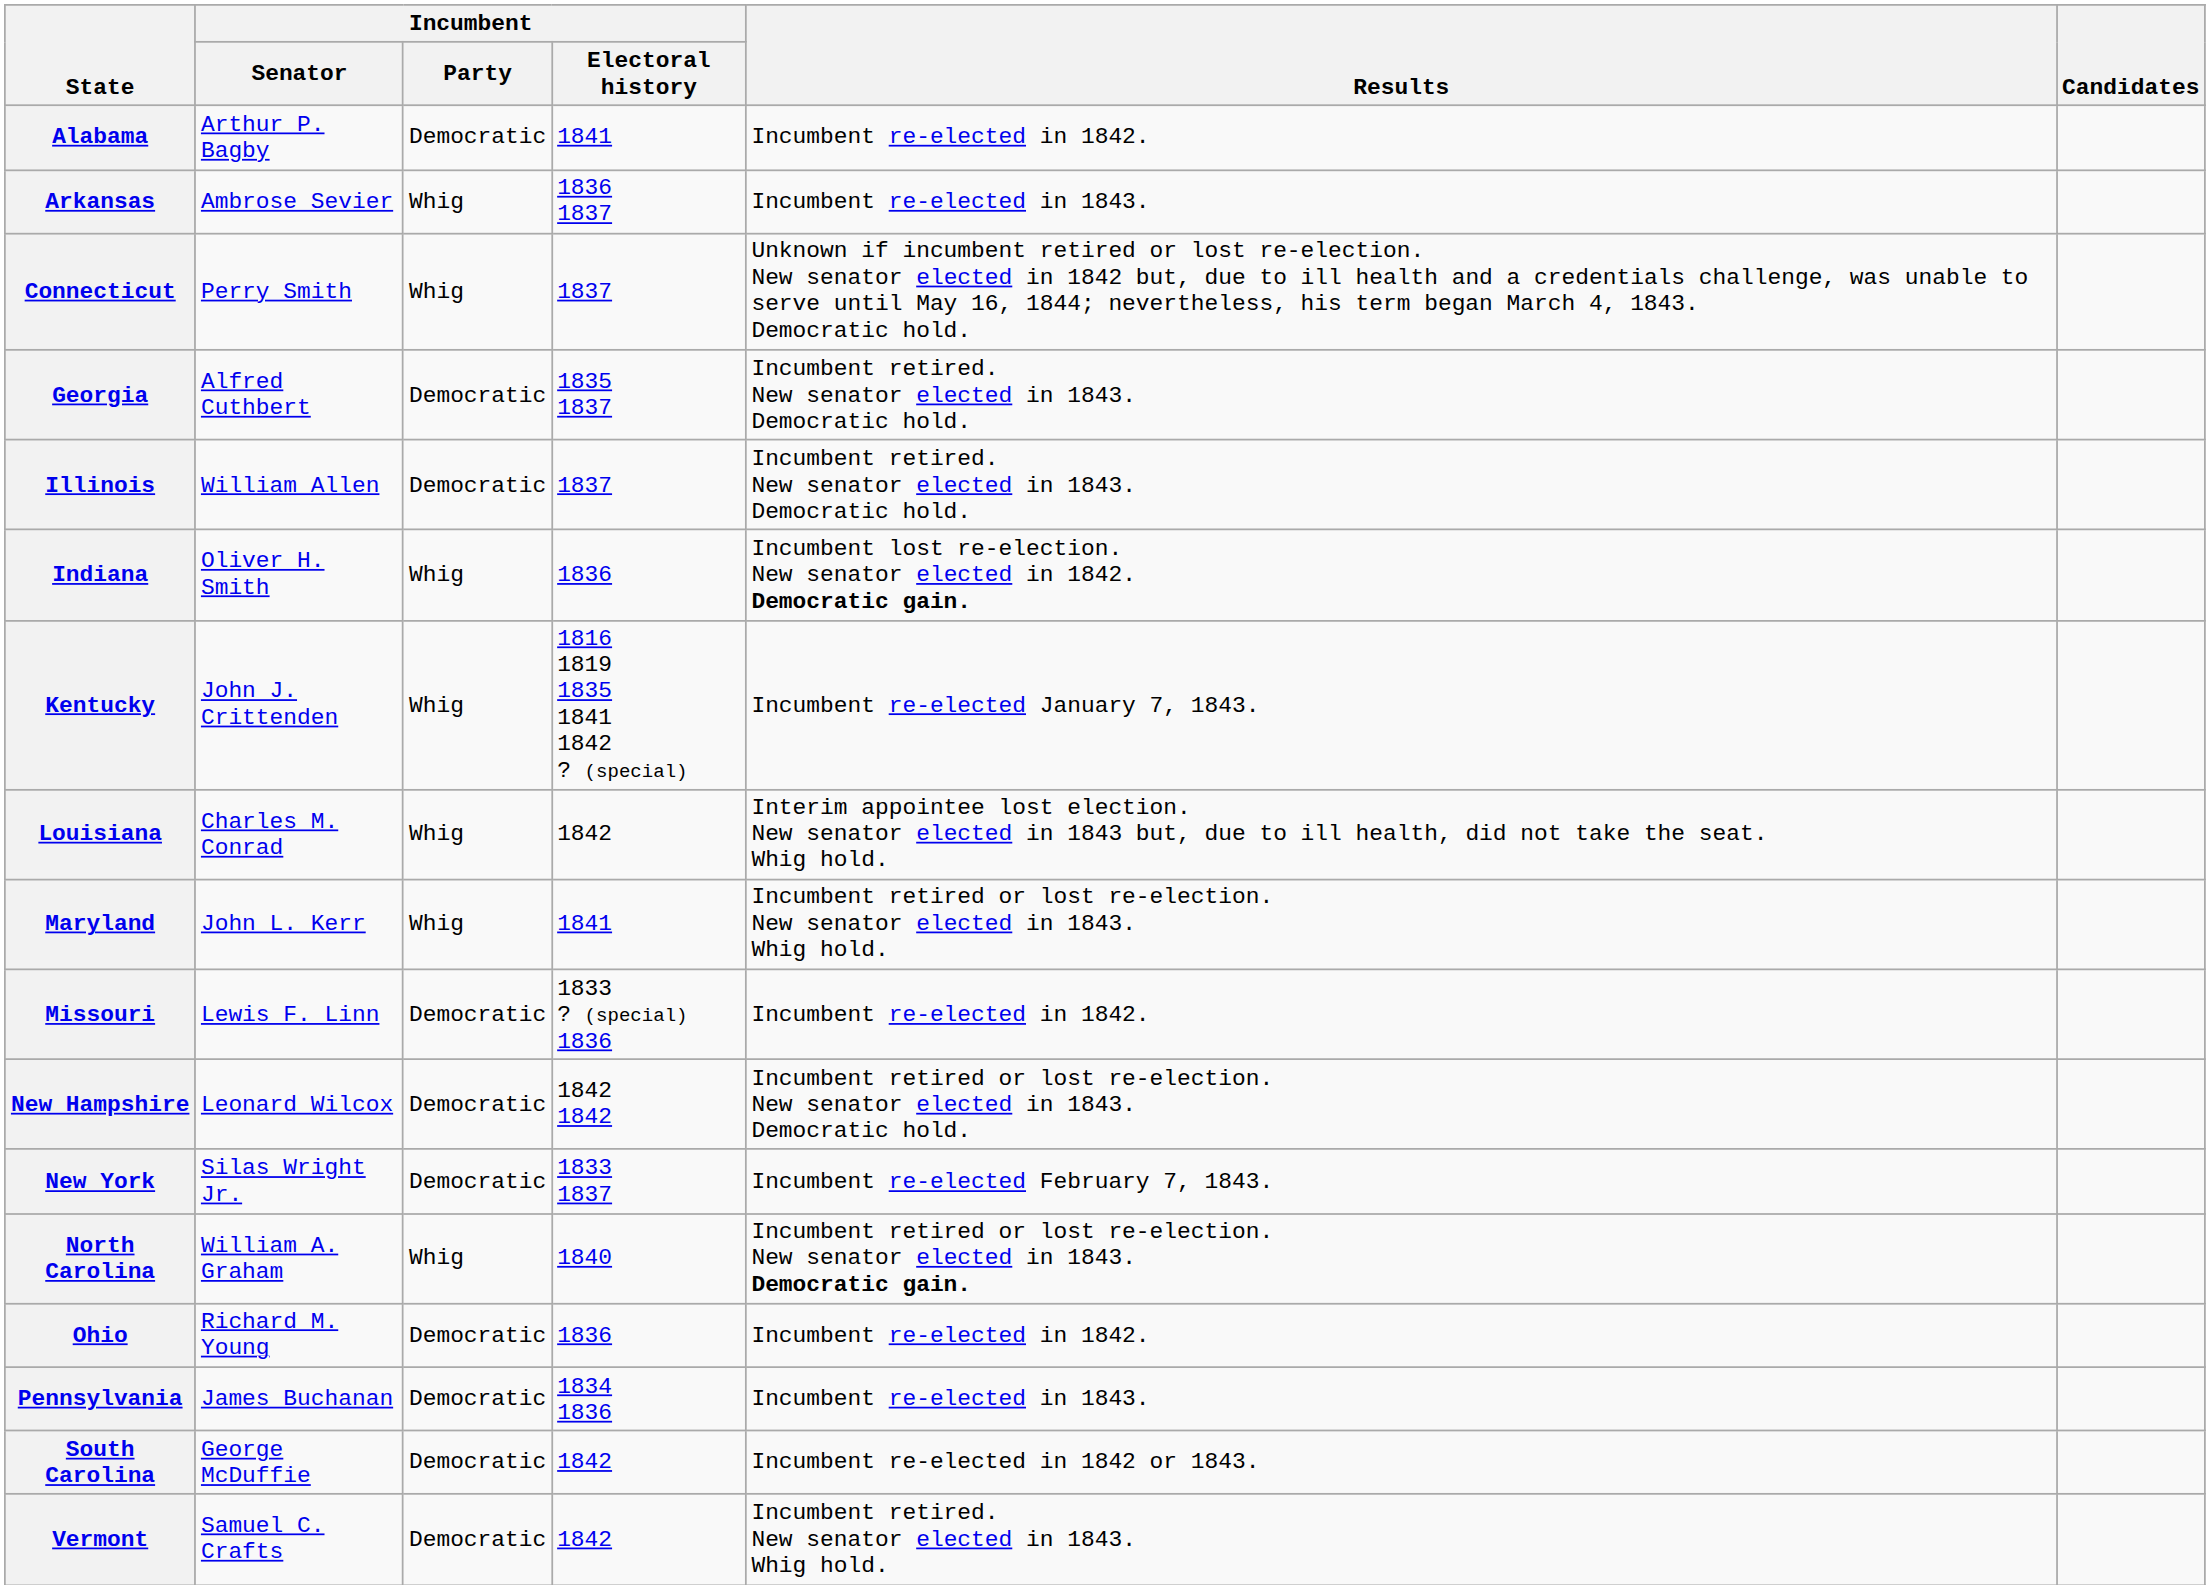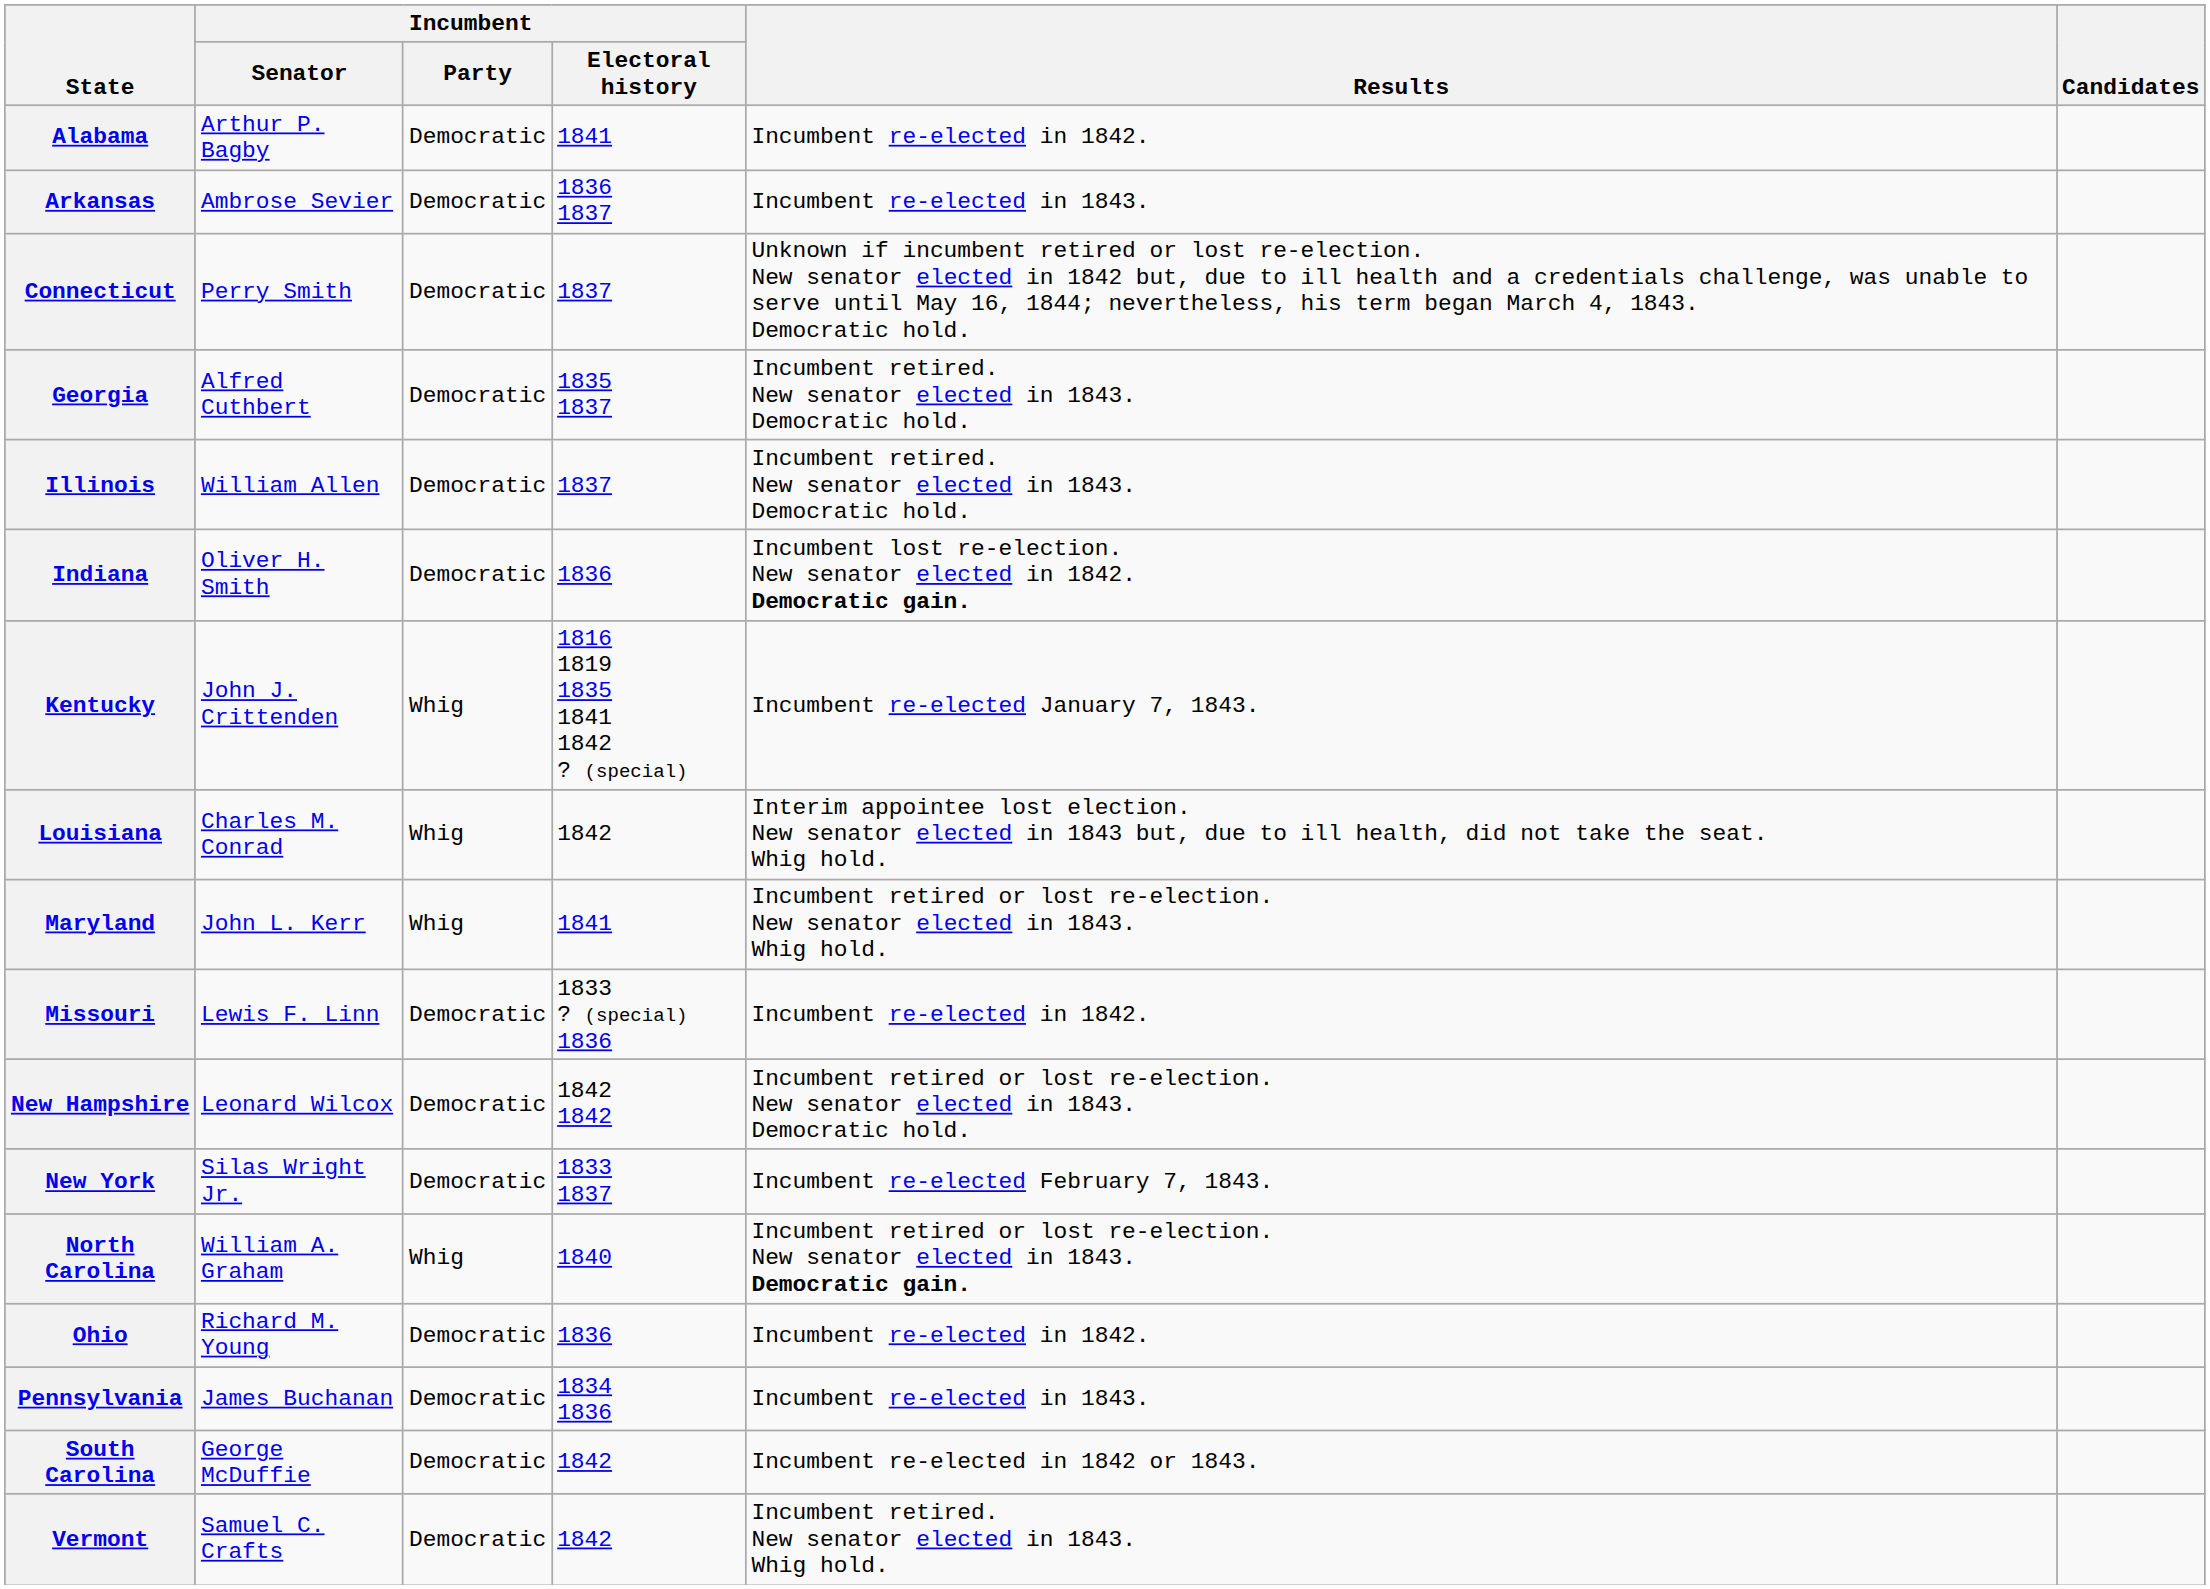(436, 201) Whig -> (478, 201) Democratic
(436, 291) Whig -> (478, 291) Democratic
(436, 575) Whig -> (478, 575) Democratic
